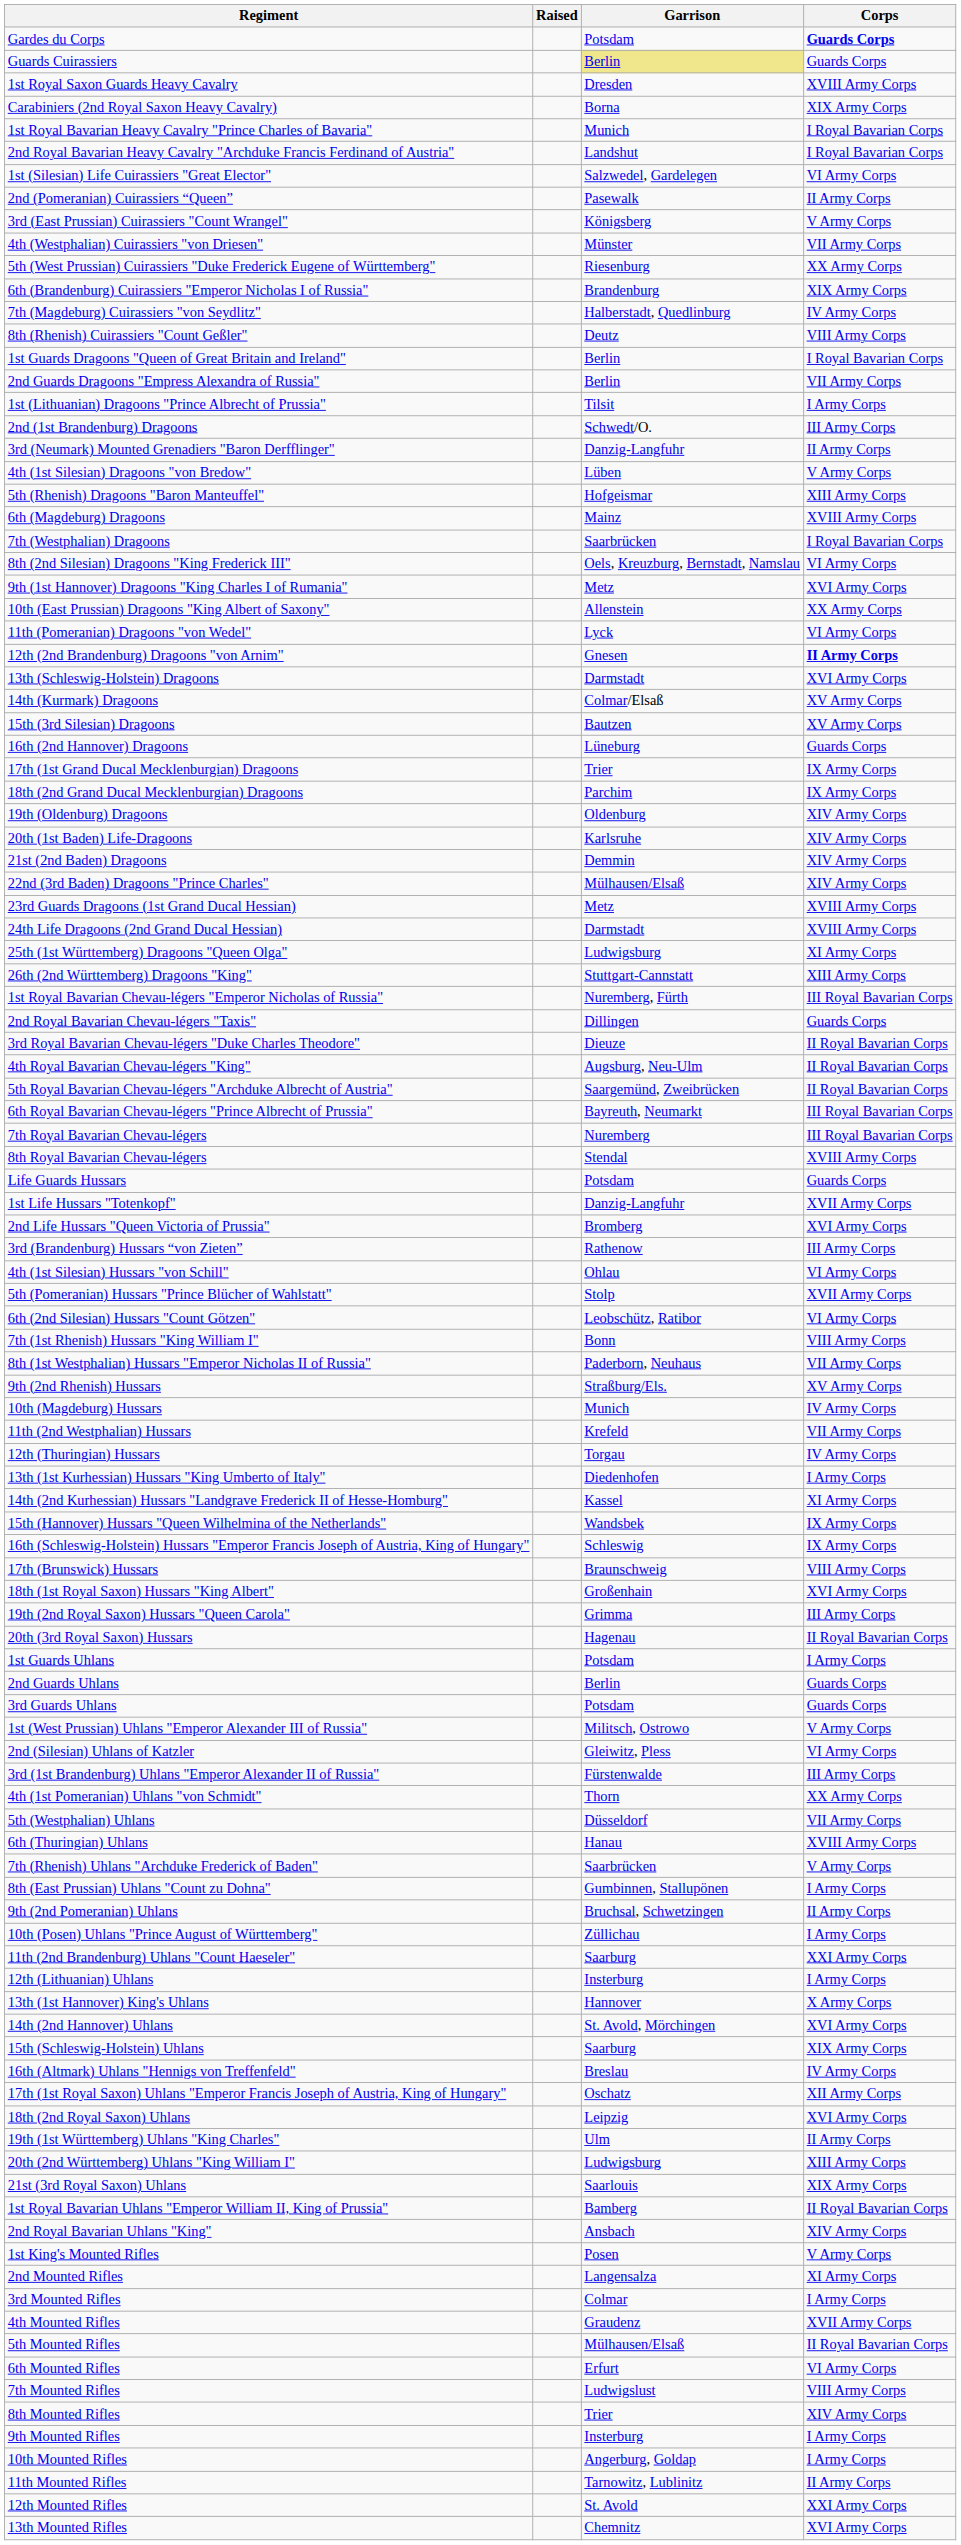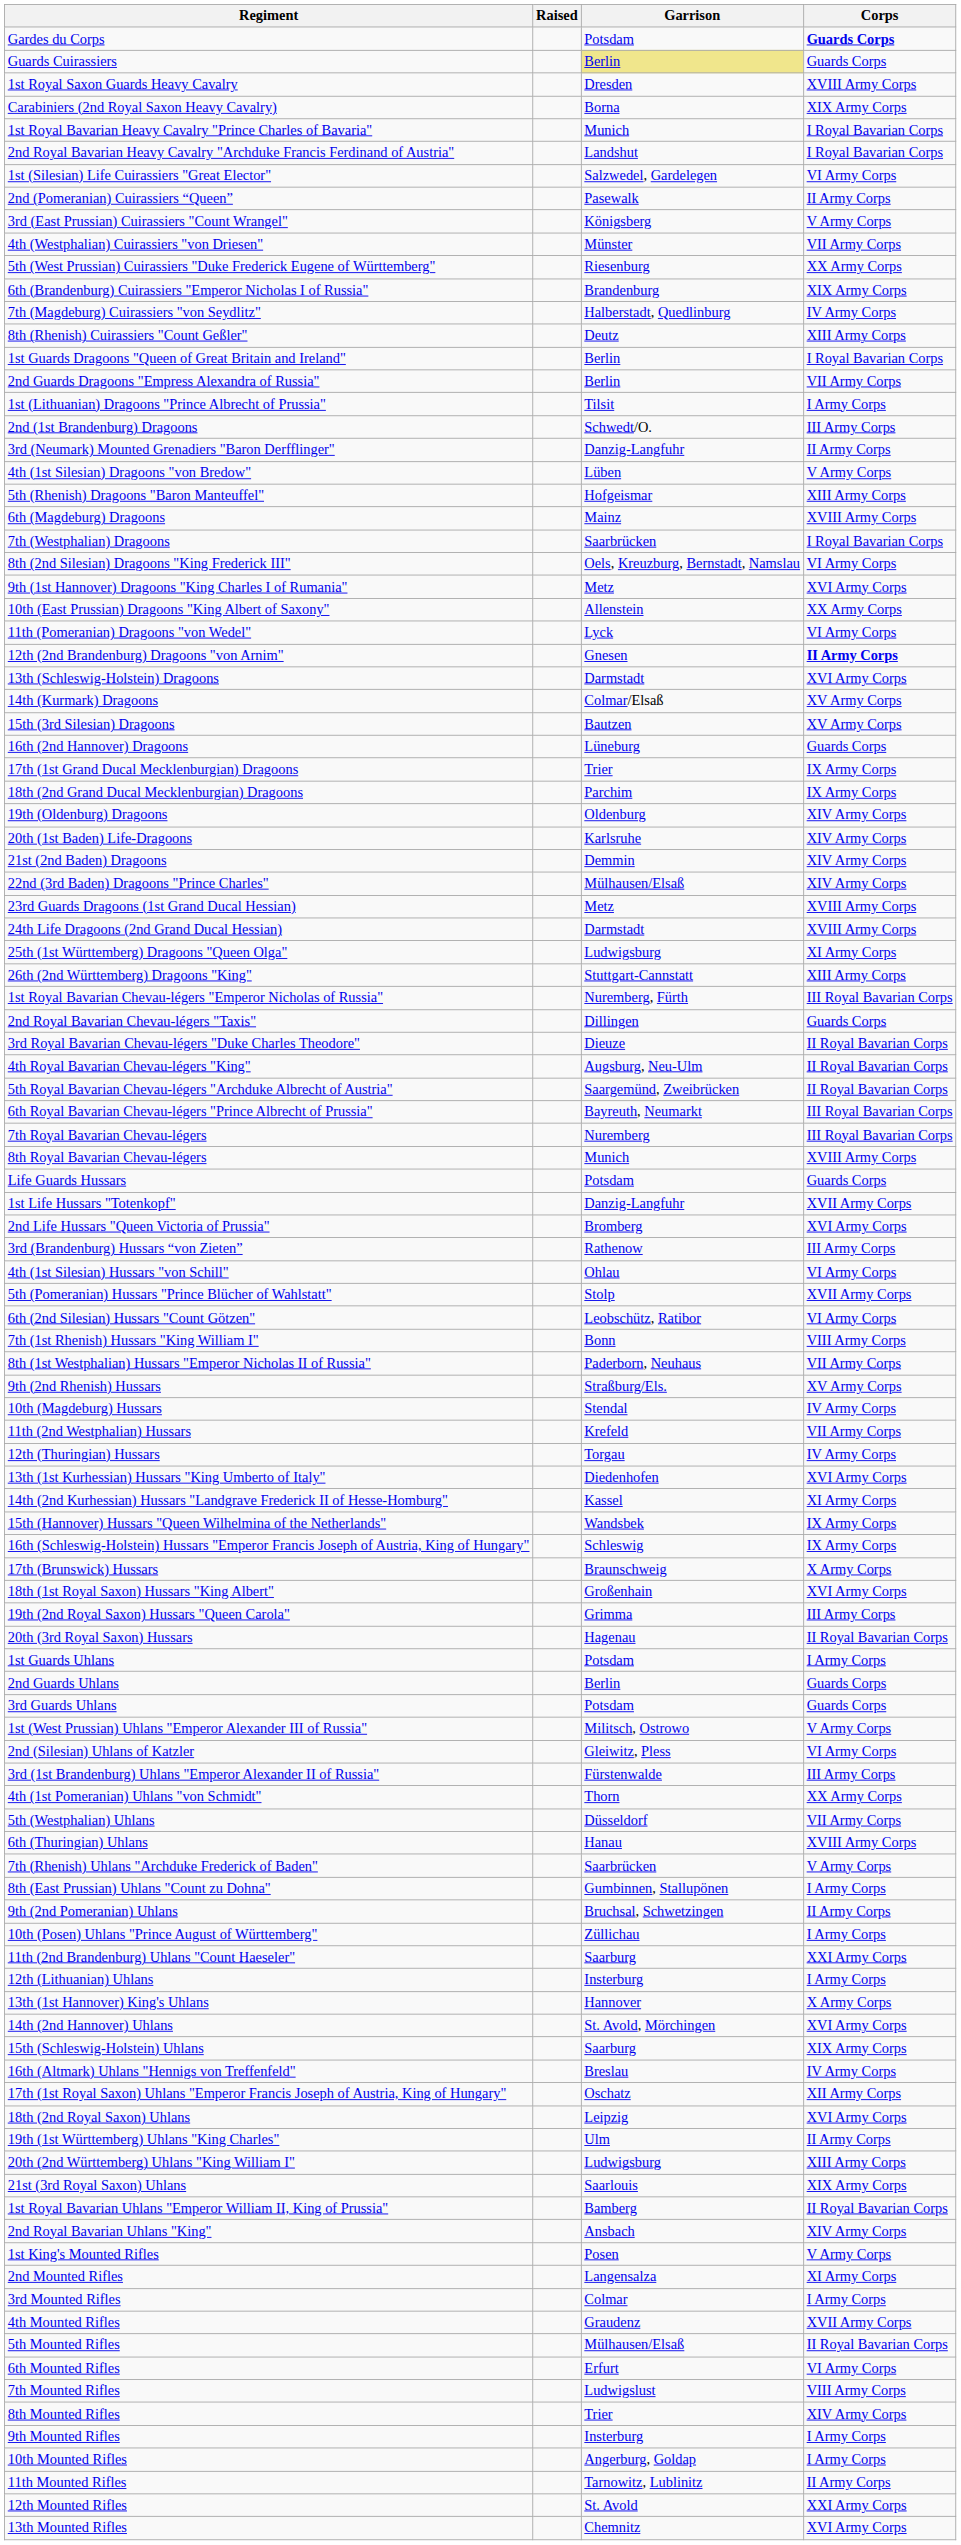(856, 335) VIII Army Corps -> (856, 335) XIII Army Corps
(606, 1157) Stendal -> (607, 1157) Munich
(607, 1409) Munich -> (606, 1409) Stendal
(846, 1477) I Army Corps -> (857, 1477) XVI Army Corps
(856, 1568) VIII Army Corps -> (849, 1568) X Army Corps
